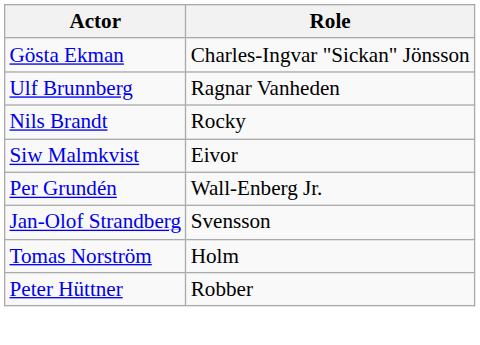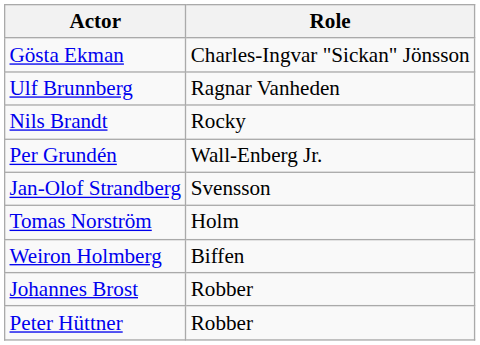- row: (74, 155)
+ row: (86, 255)
+ row: (74, 289)
